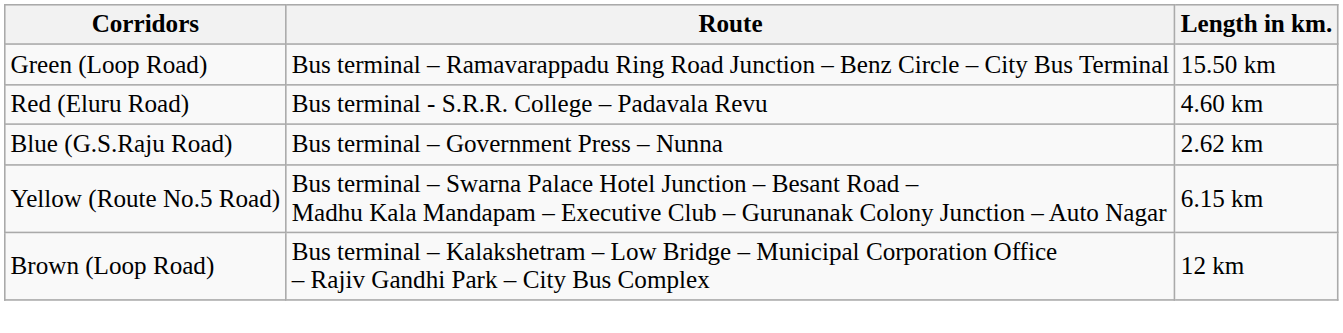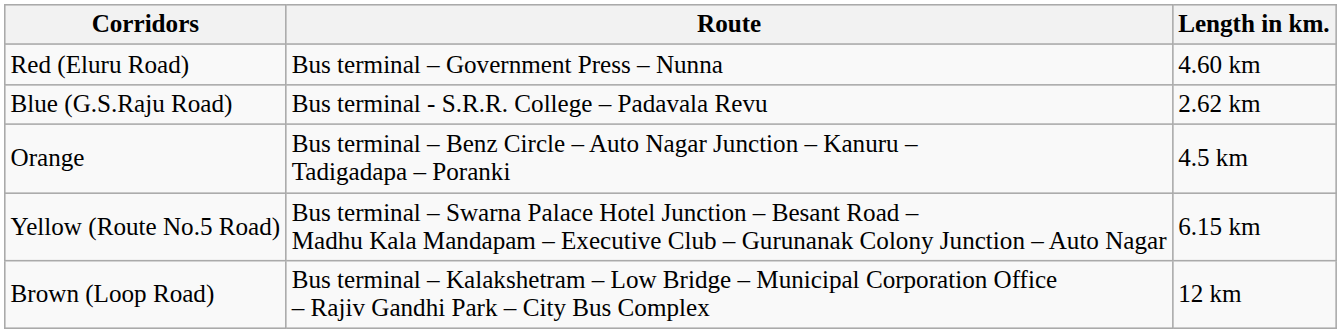- row: (109, 64)
(530, 104) Bus terminal - S.R.R. College – Padavala Revu -> (507, 64) Bus terminal – Government Press – Nunna
(507, 143) Bus terminal – Government Press – Nunna -> (530, 104) Bus terminal - S.R.R. College – Padavala Revu
+ row: (48, 158)
